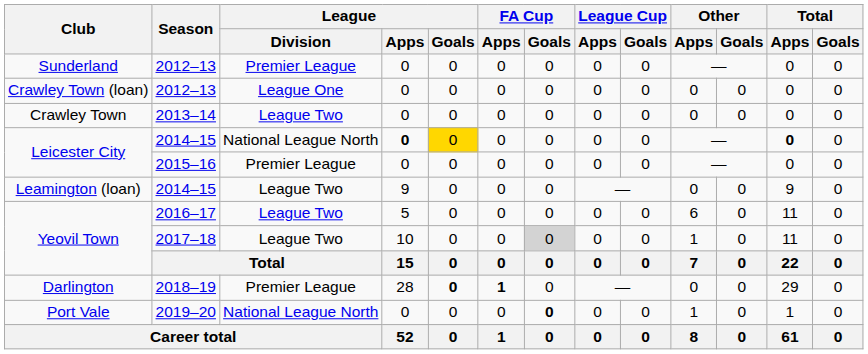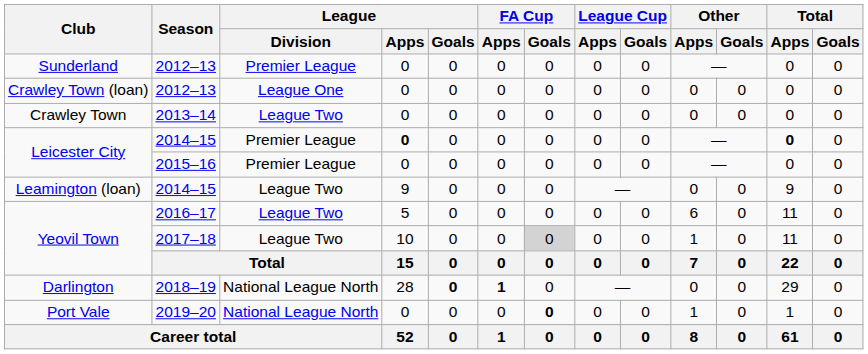(301, 139) National League North -> (301, 139) Premier League
(453, 139) gold background -> (453, 139) no background
(301, 287) Premier League -> (301, 287) National League North
